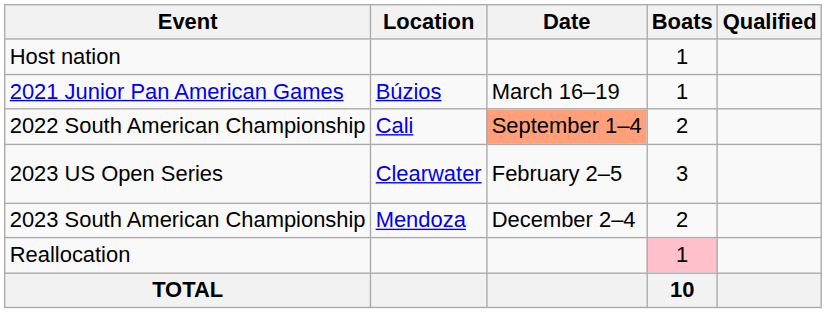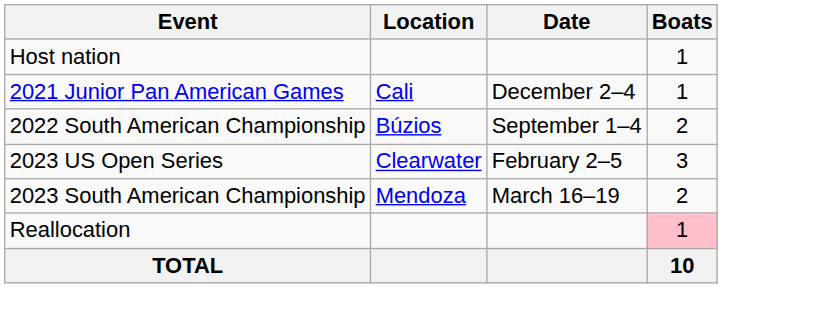- column: (770, 21)
(409, 91) Búzios -> (395, 91) Cali
(556, 91) March 16–19 -> (564, 91) December 2–4
(395, 126) Cali -> (409, 126) Búzios
(567, 126) lightsalmon background -> (567, 126) no background
(564, 220) December 2–4 -> (556, 195) March 16–19
